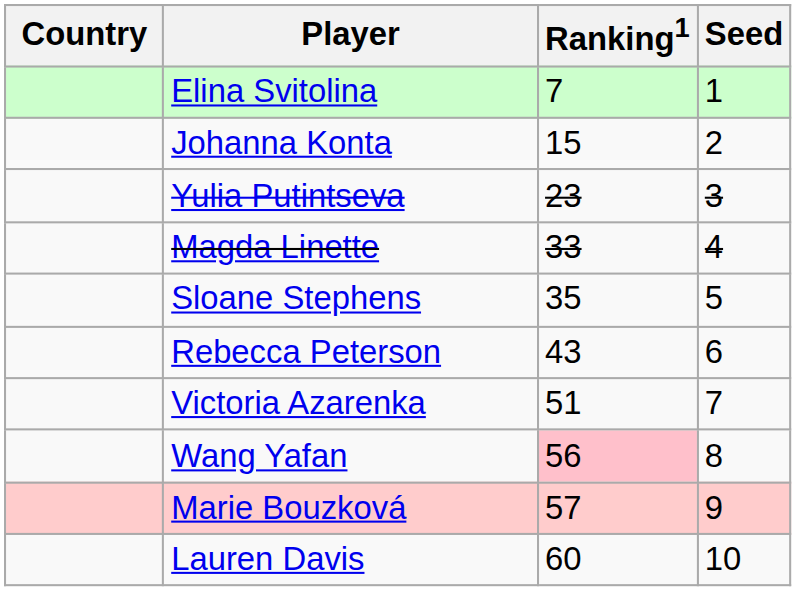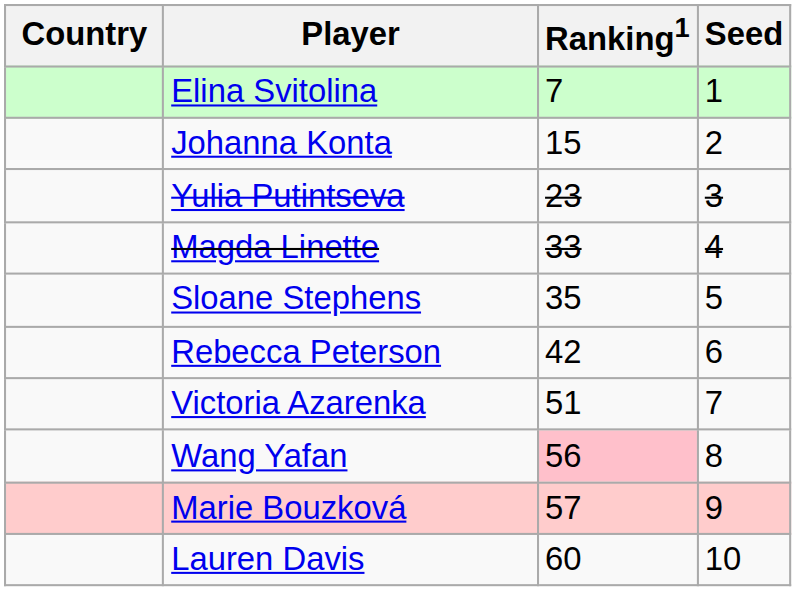(563, 351) 43 -> (563, 351) 42
